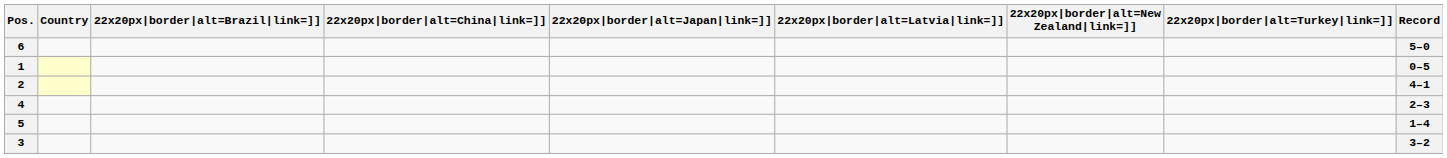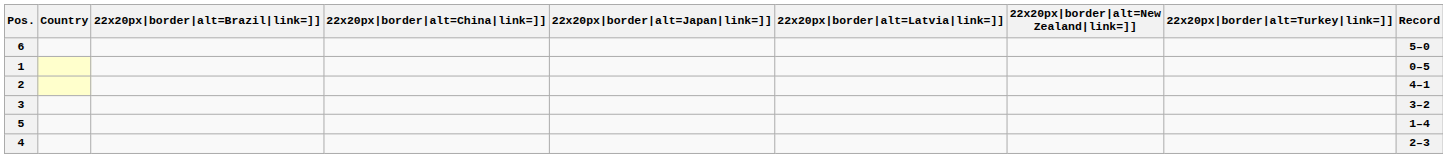rows swapped: (21, 143) <-> (21, 105)
